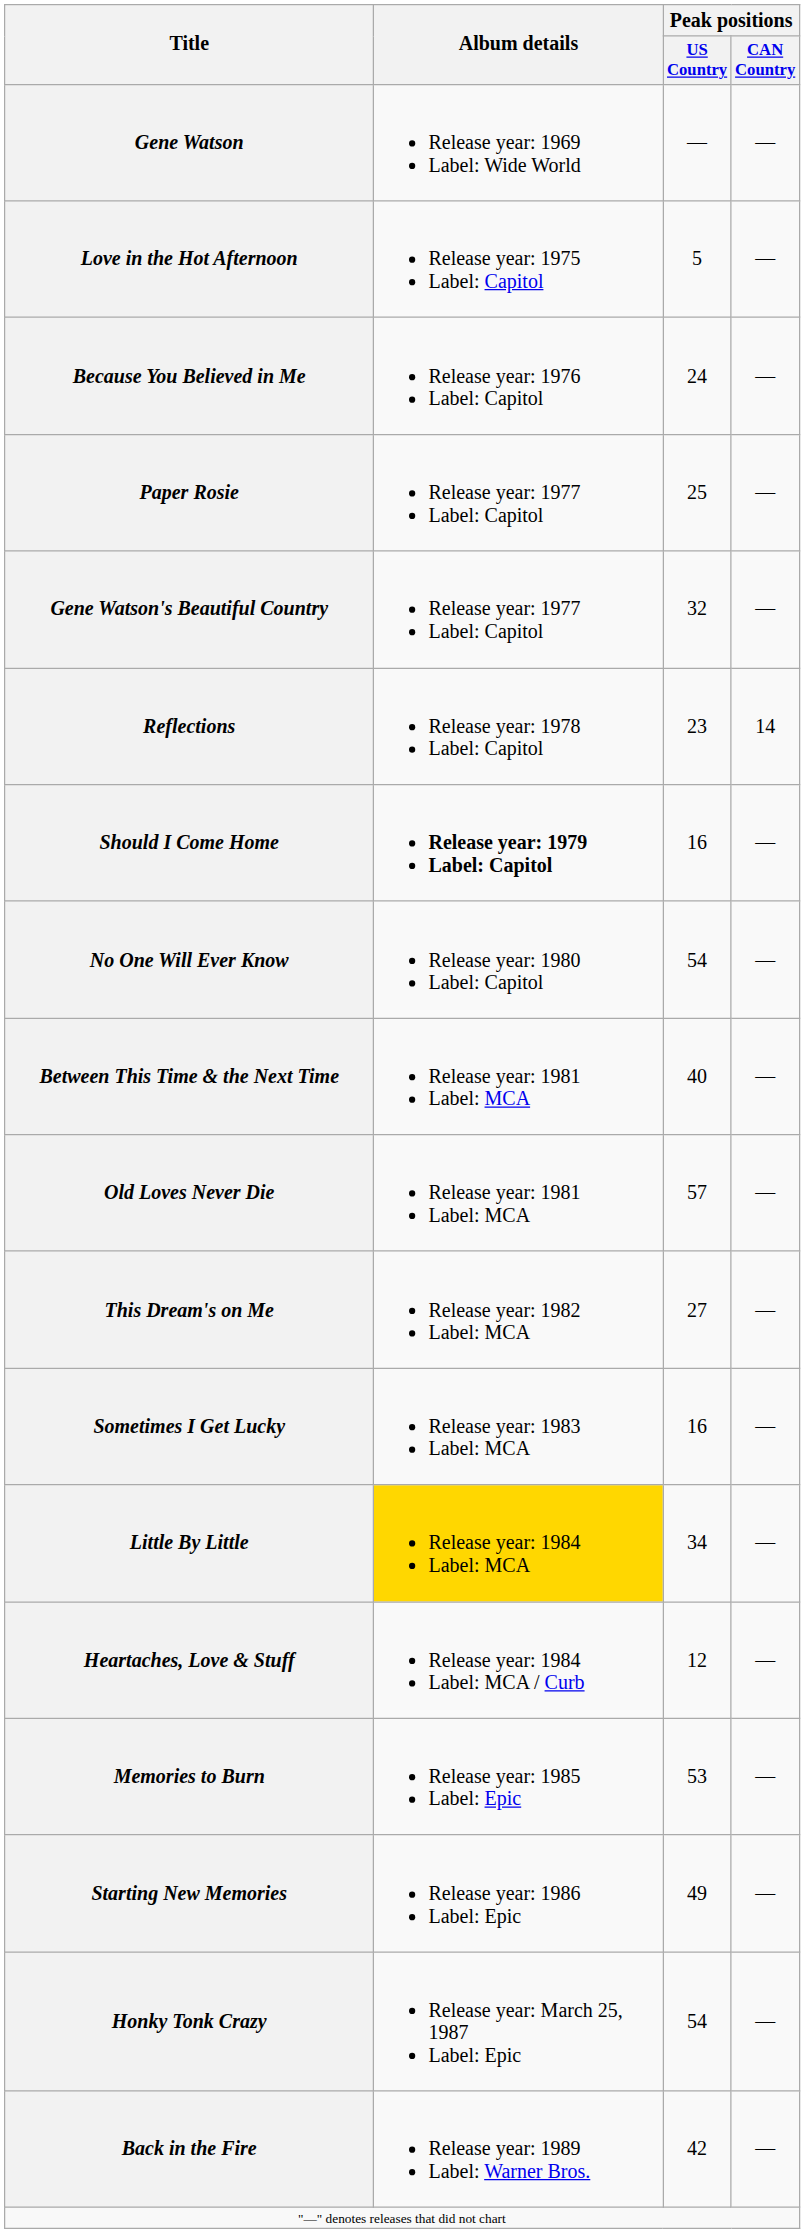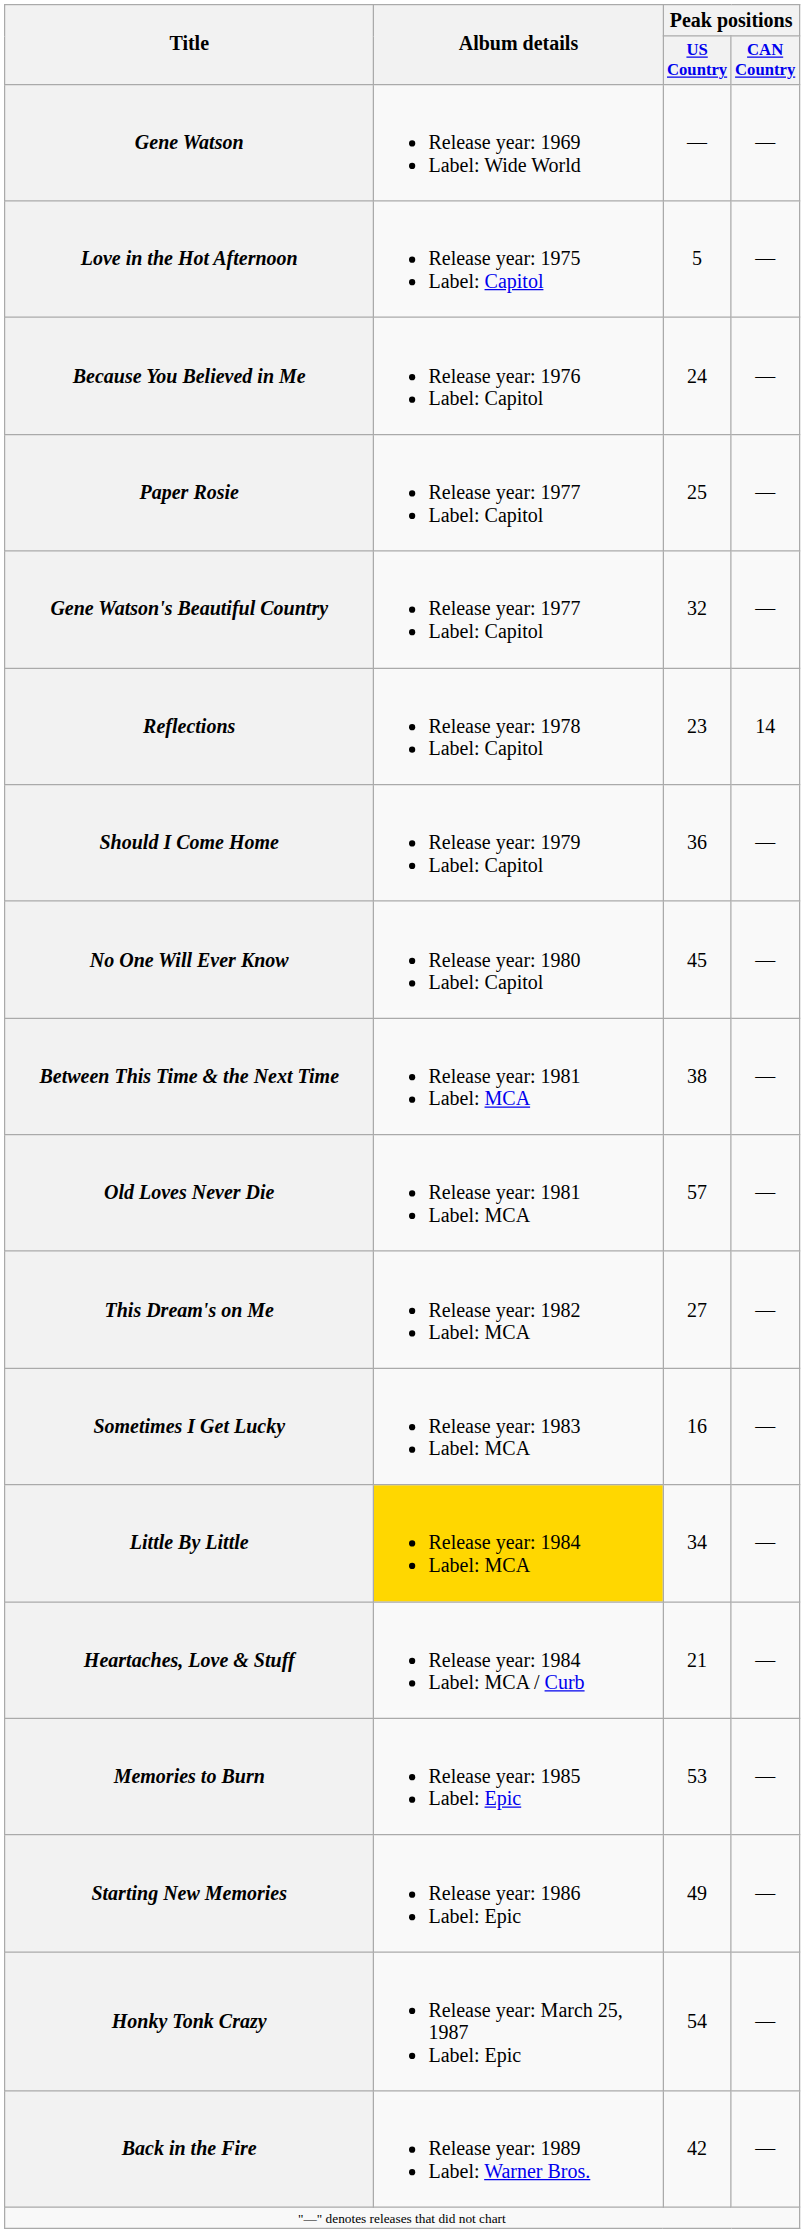(518, 854) bold -> (518, 854) normal
(697, 842) 16 -> (697, 842) 36
(697, 959) 54 -> (697, 959) 45
(697, 1076) 40 -> (697, 1076) 38
(697, 1659) 12 -> (697, 1659) 21
